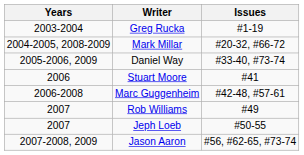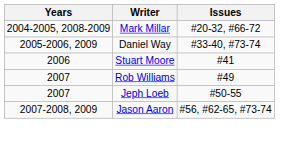- row: (157, 28)
- row: (157, 93)
